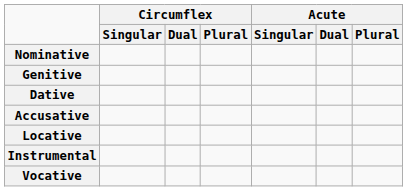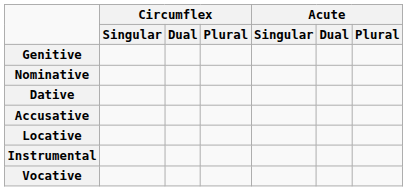rows swapped: (52, 55) <-> (52, 75)
